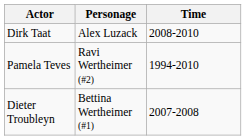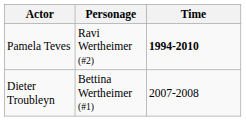- row: (29, 33)
(174, 65) normal -> (174, 46) bold
